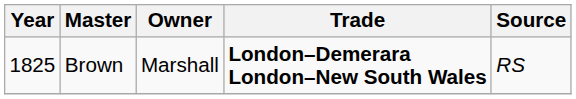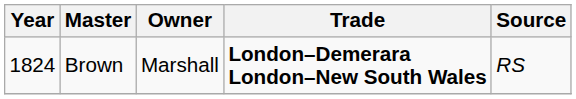(32, 65) 1825 -> (32, 65) 1824
